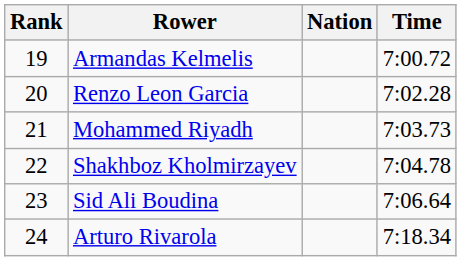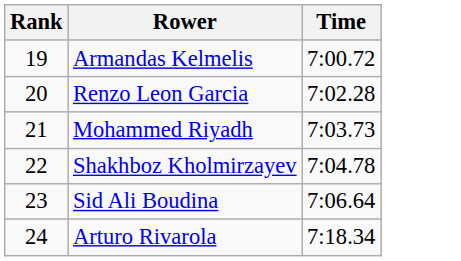- column: (340, 22)
